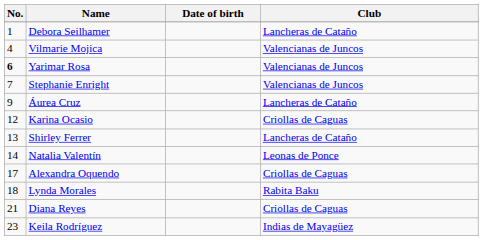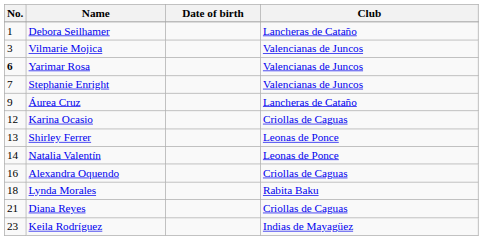(10, 48) 4 -> (10, 48) 3
(310, 137) Lancheras de Cataño -> (301, 137) Leonas de Ponce
(13, 173) 17 -> (13, 173) 16
